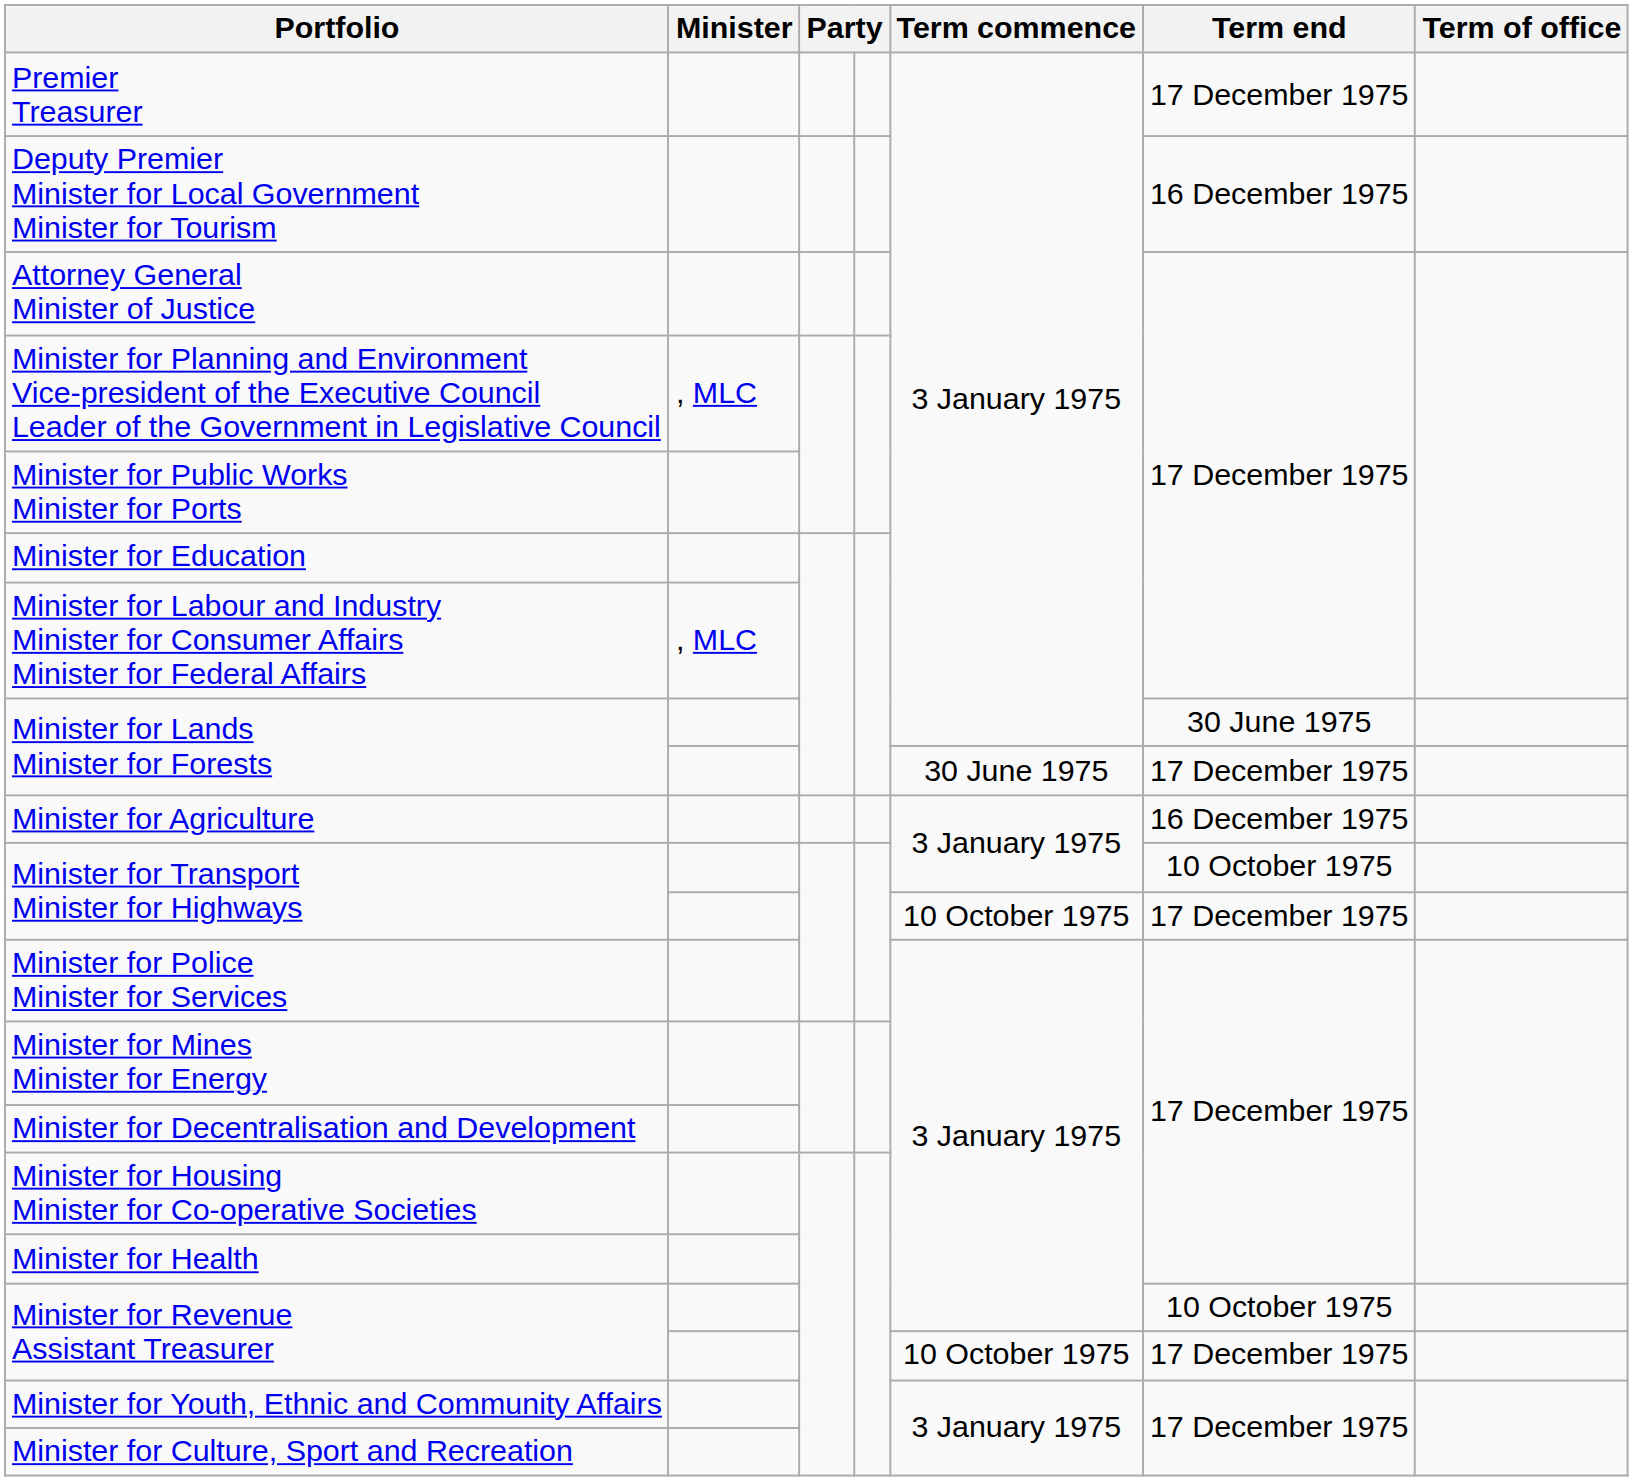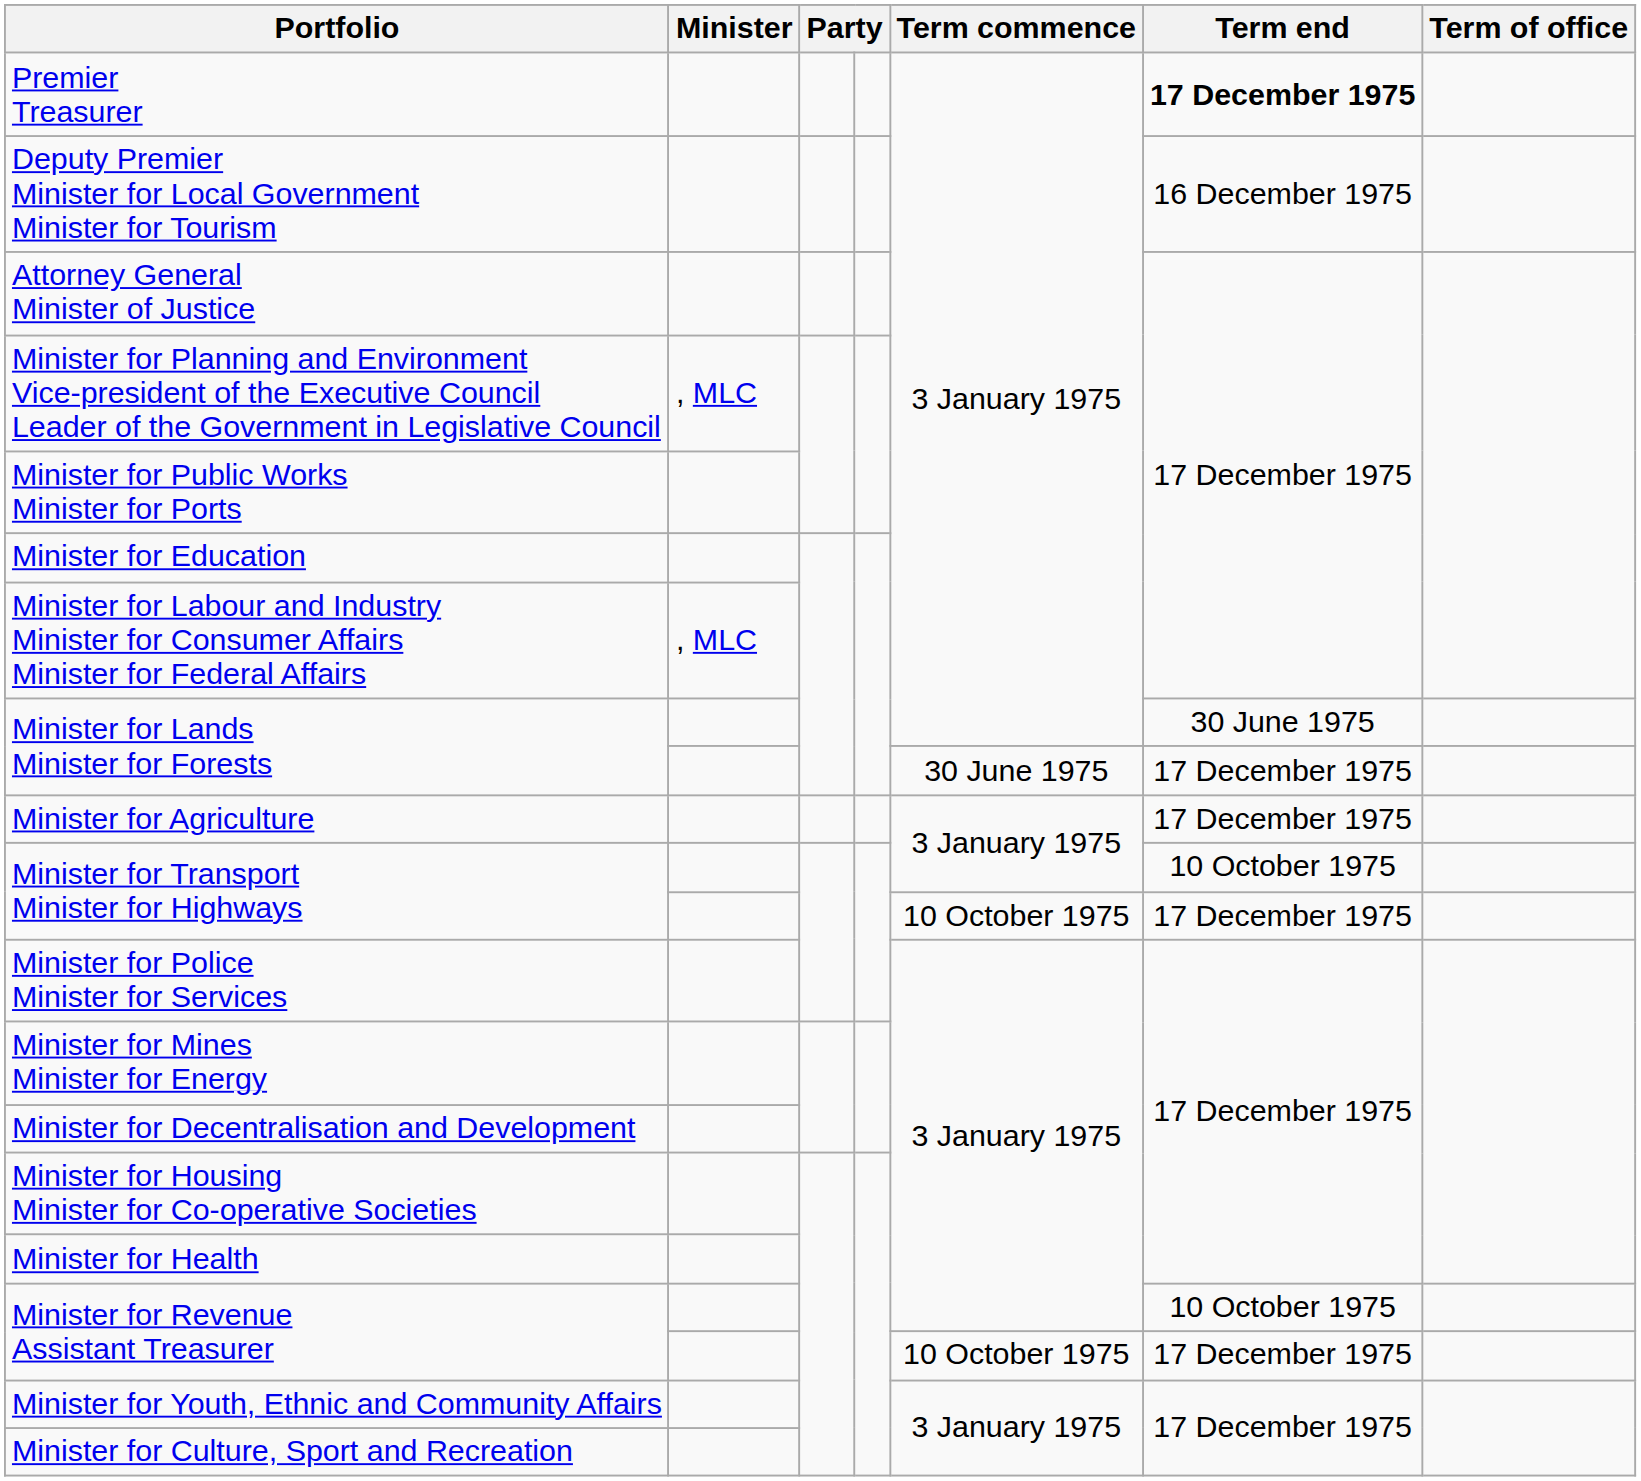(1279, 93) normal -> (1283, 93) bold
(1279, 818) 16 December 1975 -> (1283, 818) 17 December 1975
